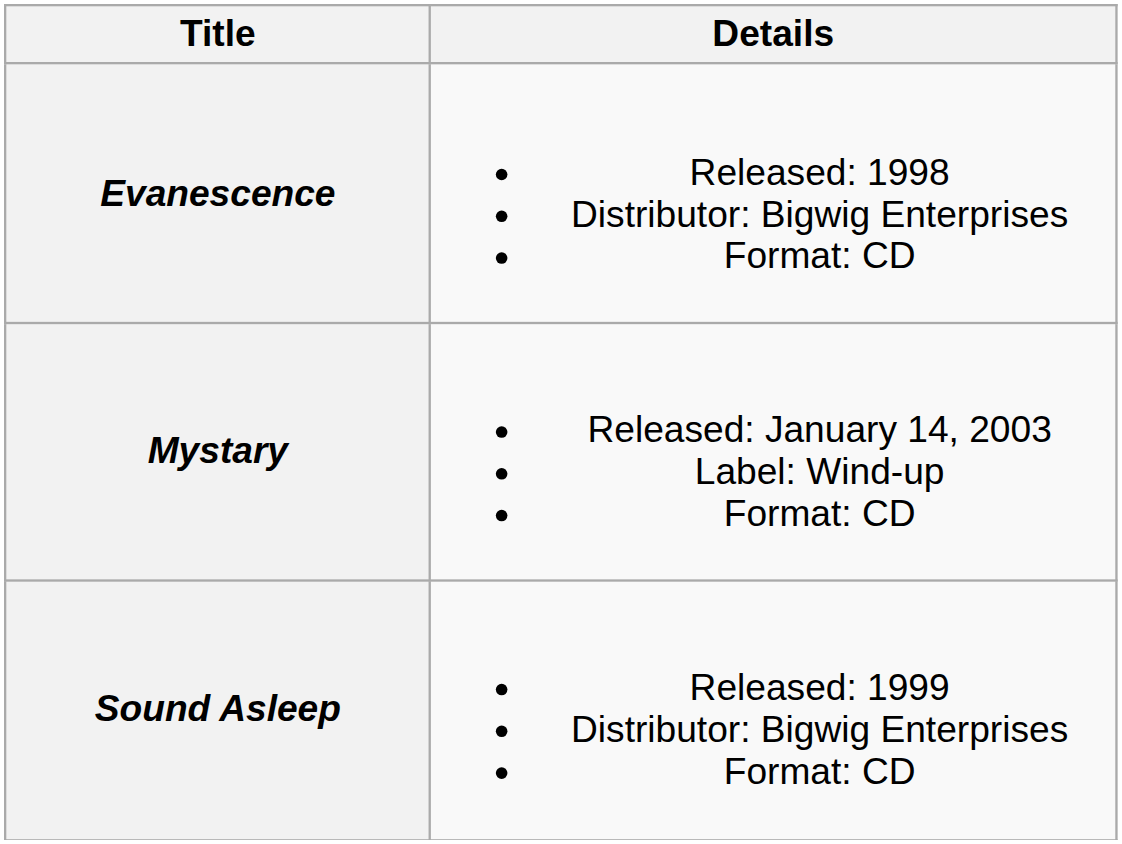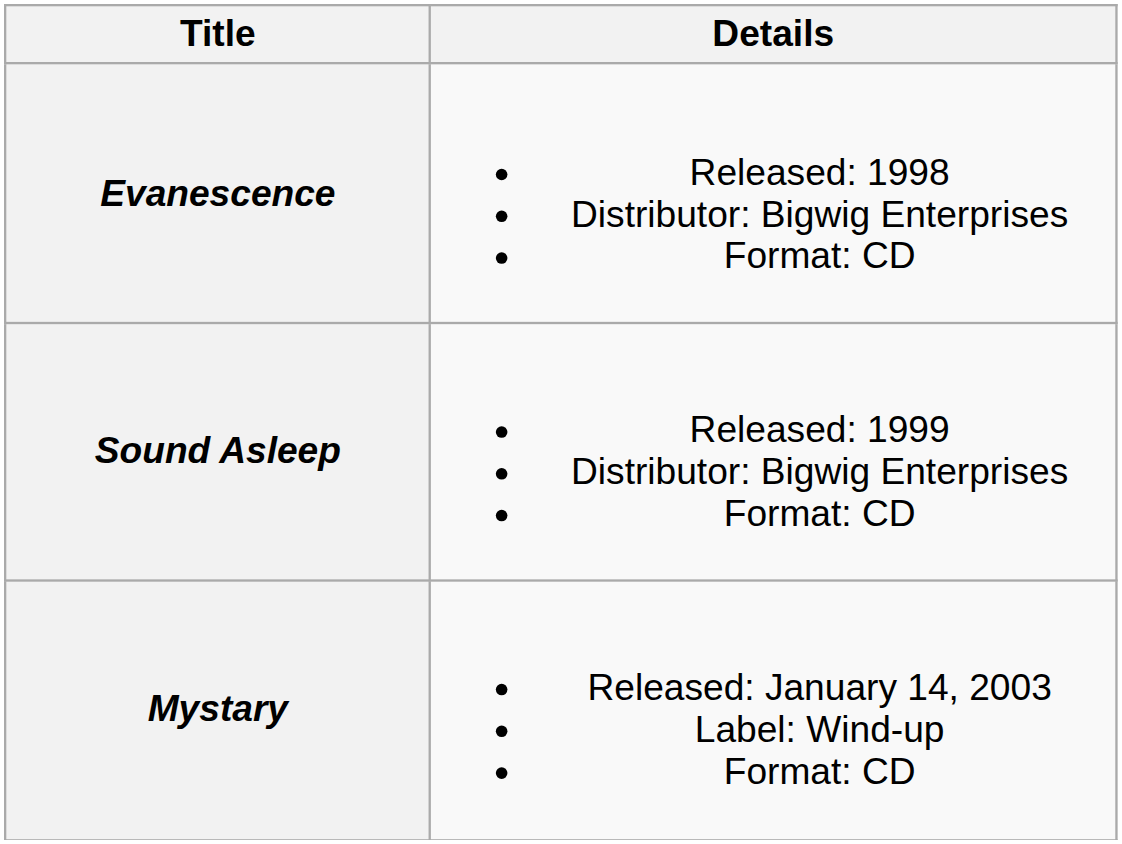rows swapped: (218, 709) <-> (218, 450)
